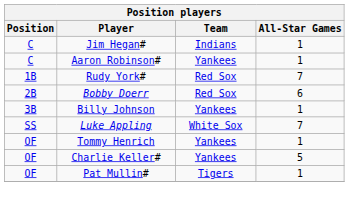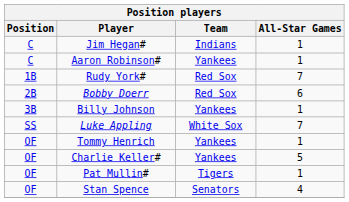+ row: (116, 190)
